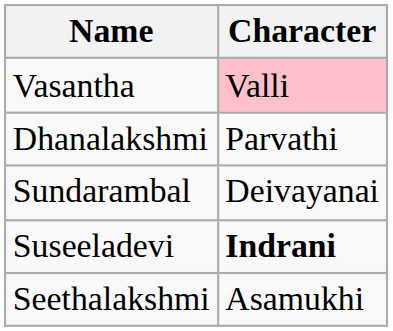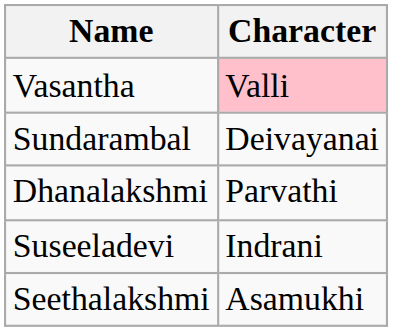rows swapped: (102, 191) <-> (110, 138)
(281, 245) bold -> (274, 245) normal
